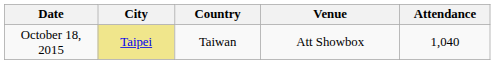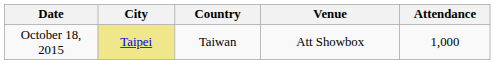(445, 42) 1,040 -> (445, 42) 1,000
